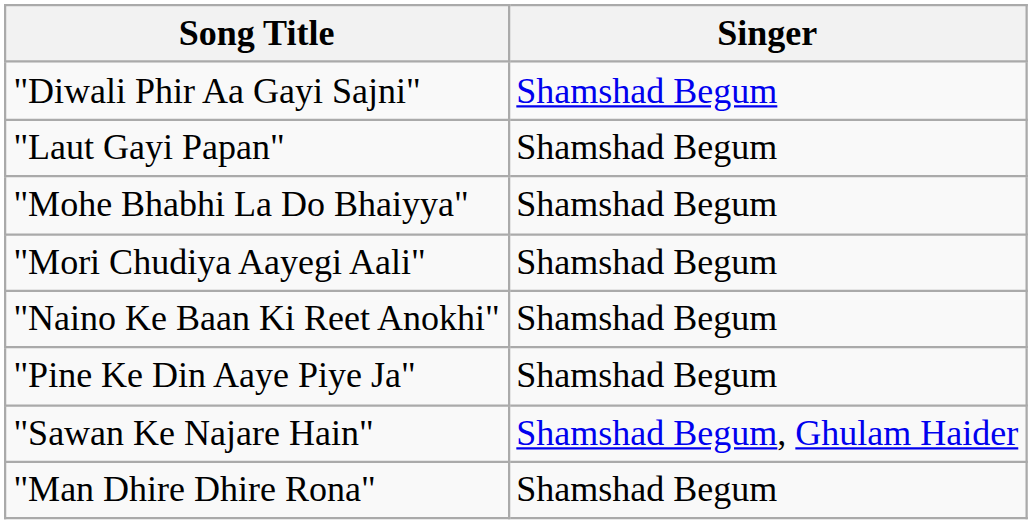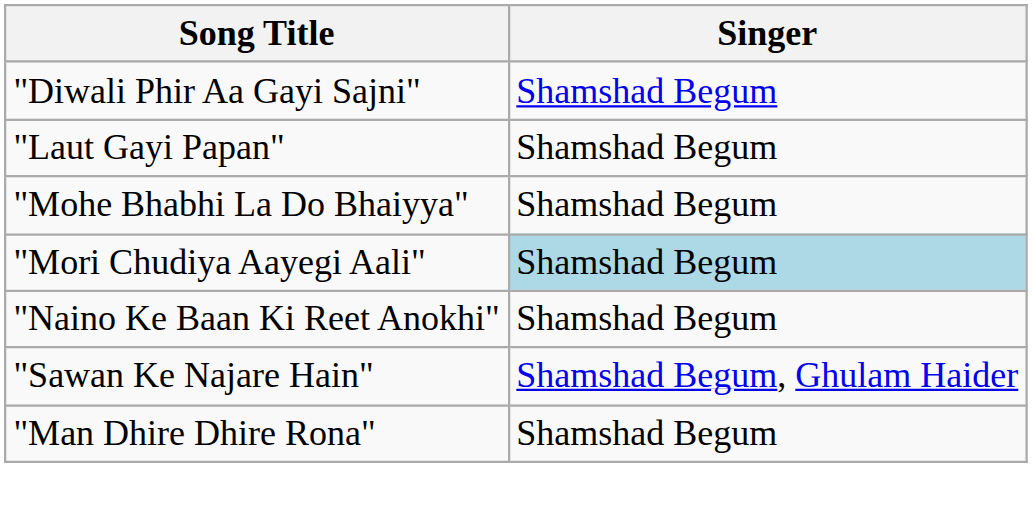(647, 261) no background -> (647, 261) lightblue background
- row: (215, 375)
